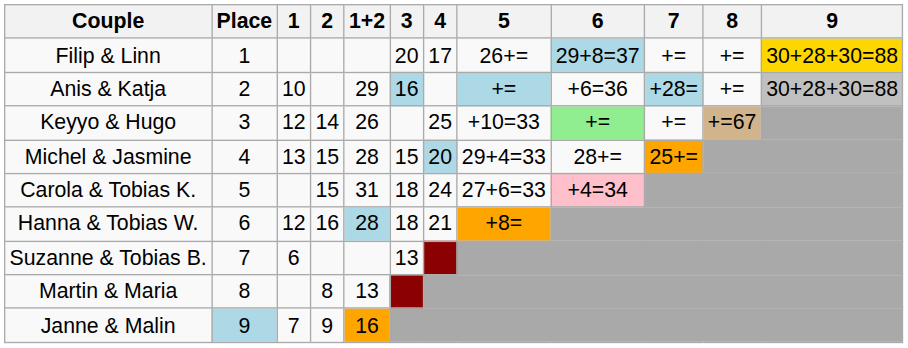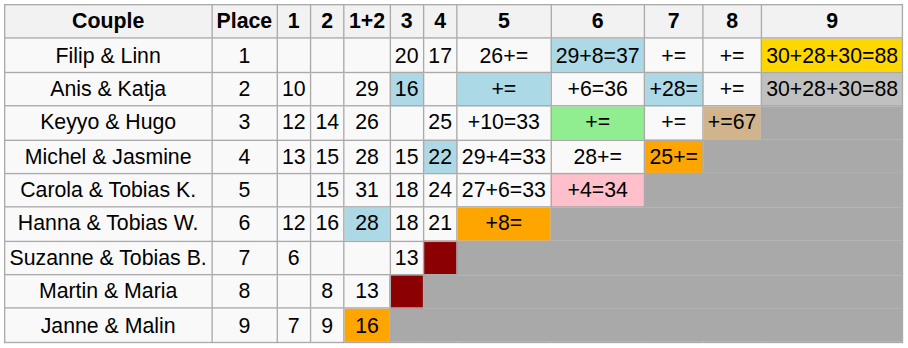(440, 156) 20 -> (440, 156) 22
(244, 325) lightblue background -> (244, 325) no background
